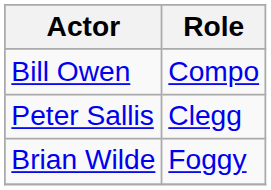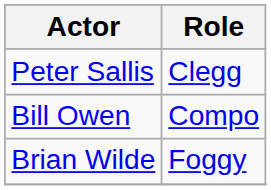rows swapped: (71, 71) <-> (83, 116)
